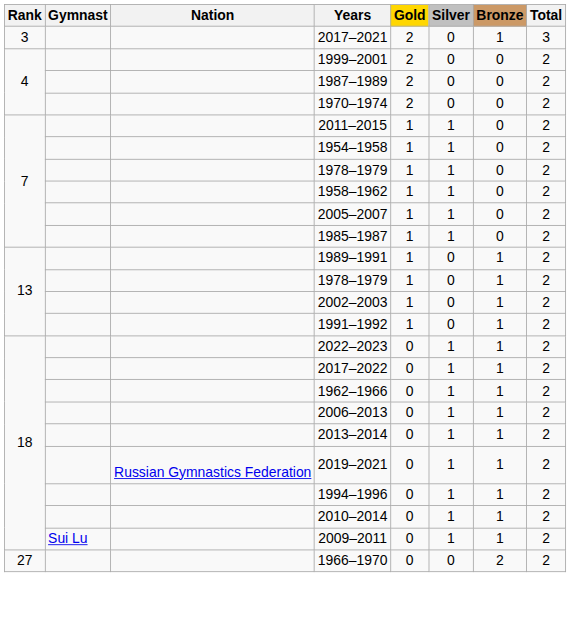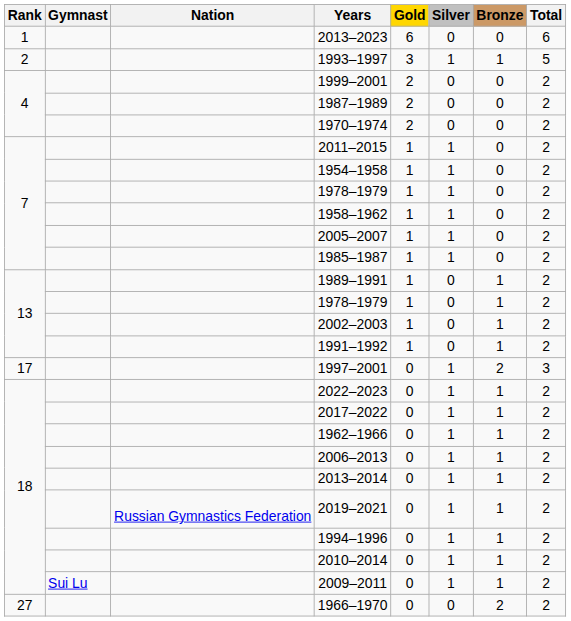+ row: (25, 37)
+ row: (25, 59)
- row: (25, 37)
+ row: (25, 368)
